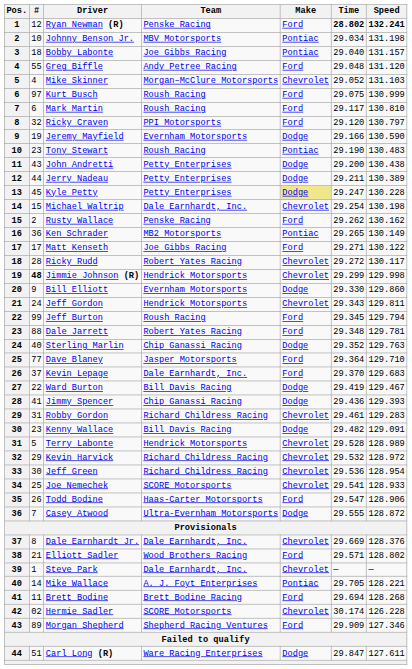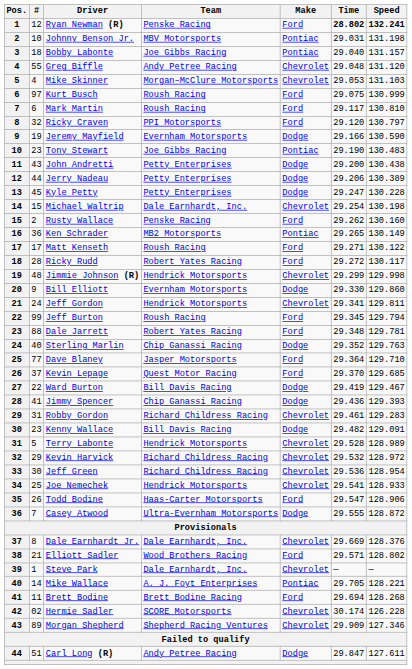(349, 40) 29.034 -> (349, 40) 29.031
(293, 67) Ford -> (306, 67) Chevrolet
(349, 81) 29.052 -> (349, 81) 29.053
(174, 151) Roush Racing -> (185, 151) Joe Gibbs Racing
(349, 179) 29.211 -> (349, 179) 29.206
(295, 193) khaki background -> (295, 193) no background
(387, 221) 130.162 -> (387, 221) 130.160
(185, 249) Joe Gibbs Racing -> (174, 249) Roush Racing
(306, 263) Chevrolet -> (293, 263) Ford
(37, 277) bold -> (37, 277) normal
(349, 305) 29.343 -> (349, 305) 29.341
(195, 375) Dale Earnhardt, Inc. -> (190, 375) Quest Motor Racing
(387, 375) 129.683 -> (387, 375) 129.685
(187, 486) SCORE Motorsports -> (195, 486) Hendrick Motorsports
(293, 626) Ford -> (306, 626) Chevrolet
(203, 654) Ware Racing Enterprises -> (190, 654) Andy Petree Racing
